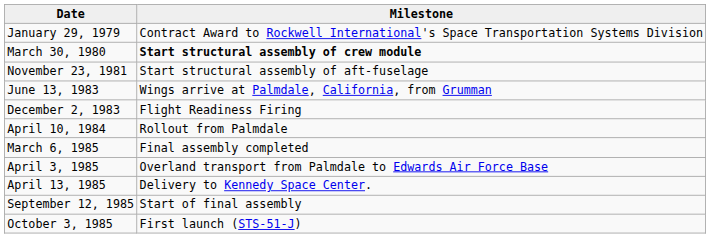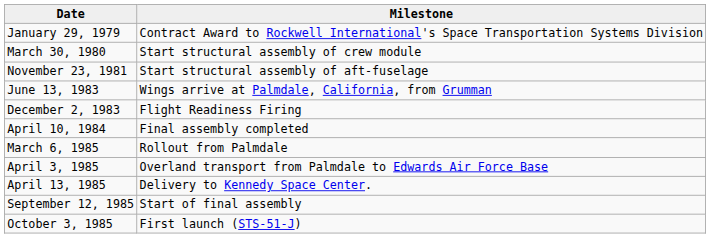(280, 52) bold -> (280, 52) normal
(214, 128) Rollout from Palmdale -> (224, 128) Final assembly completed
(224, 147) Final assembly completed -> (214, 147) Rollout from Palmdale
